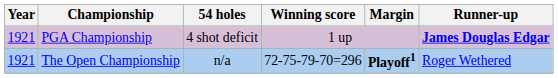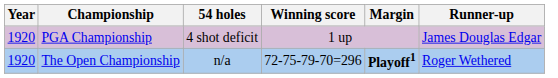(21, 37) 1921 -> (21, 37) 1920
(486, 37) bold -> (482, 37) normal
(21, 60) 1921 -> (21, 60) 1920
